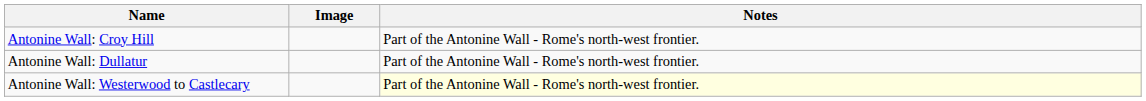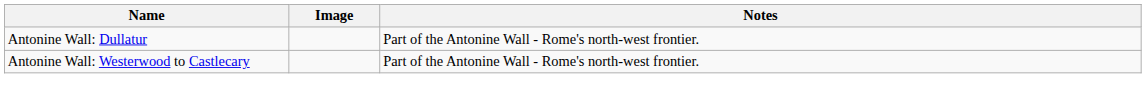- row: (81, 38)
(541, 84) lightyellow background -> (541, 61) no background
